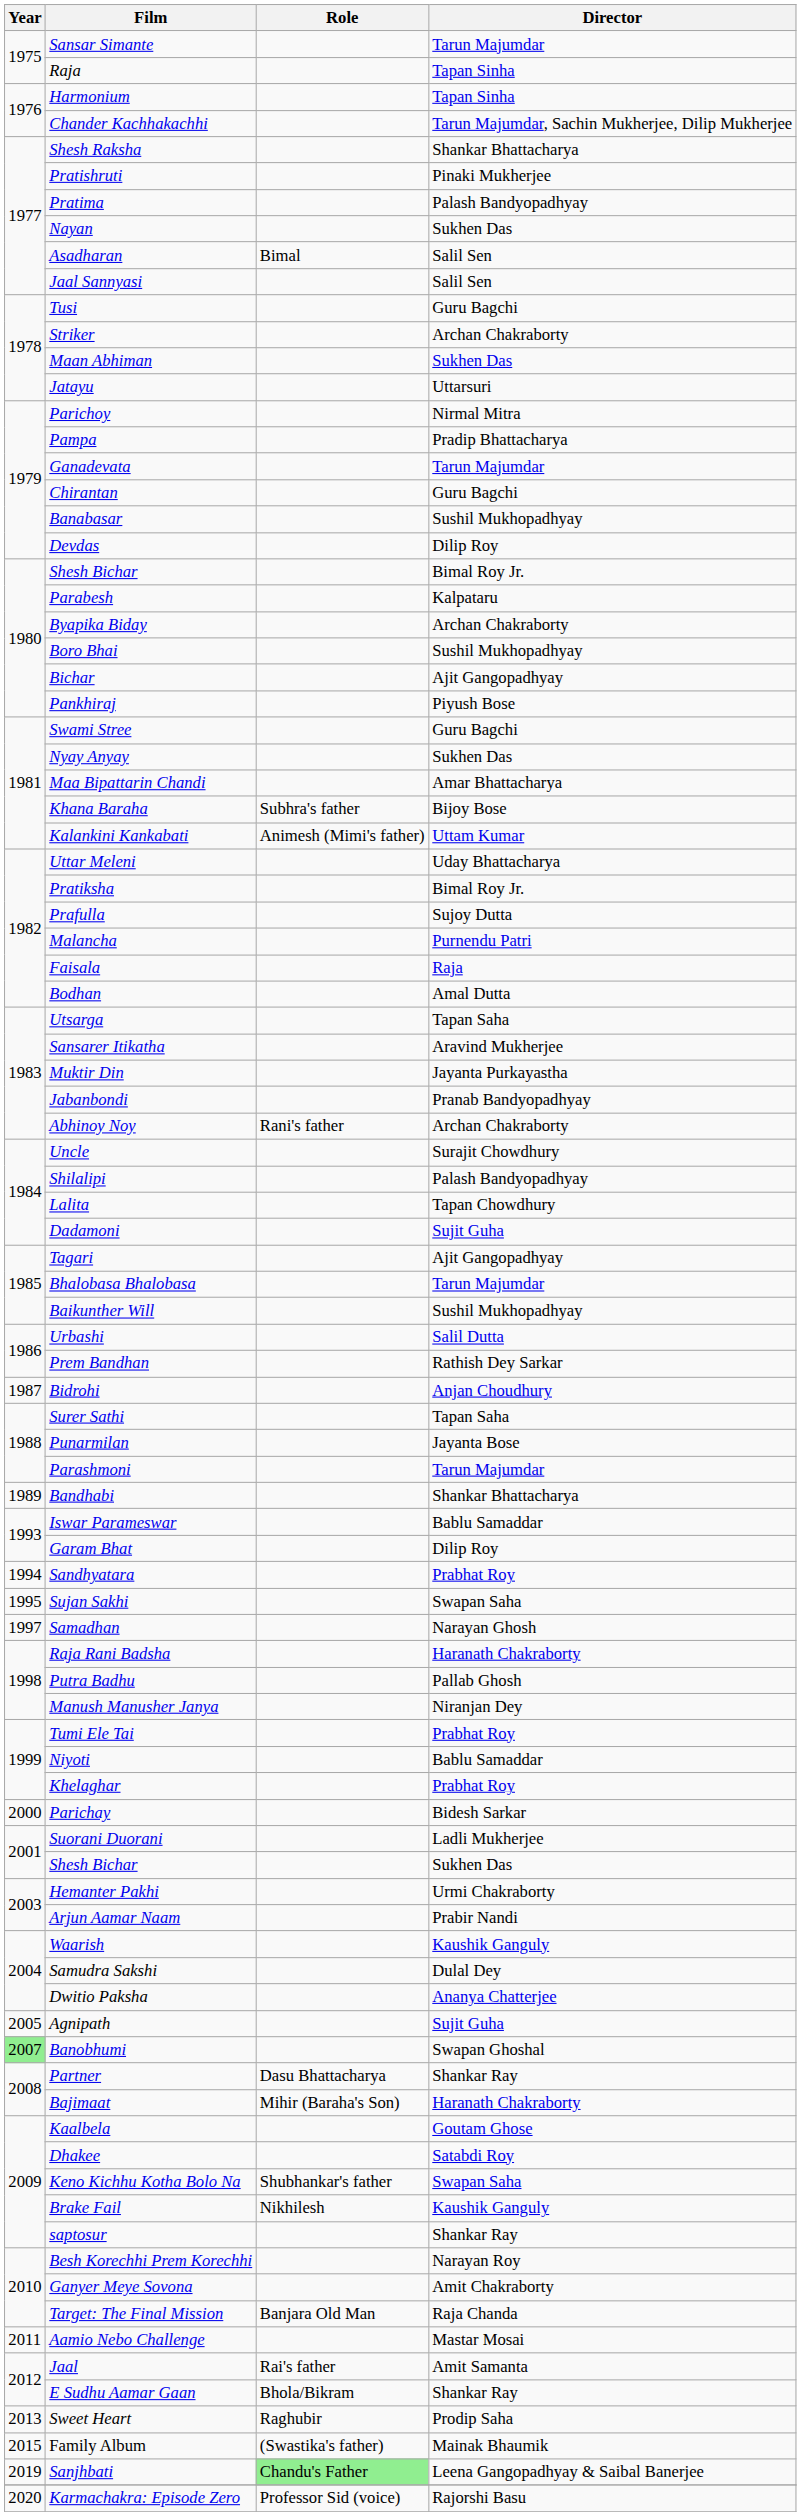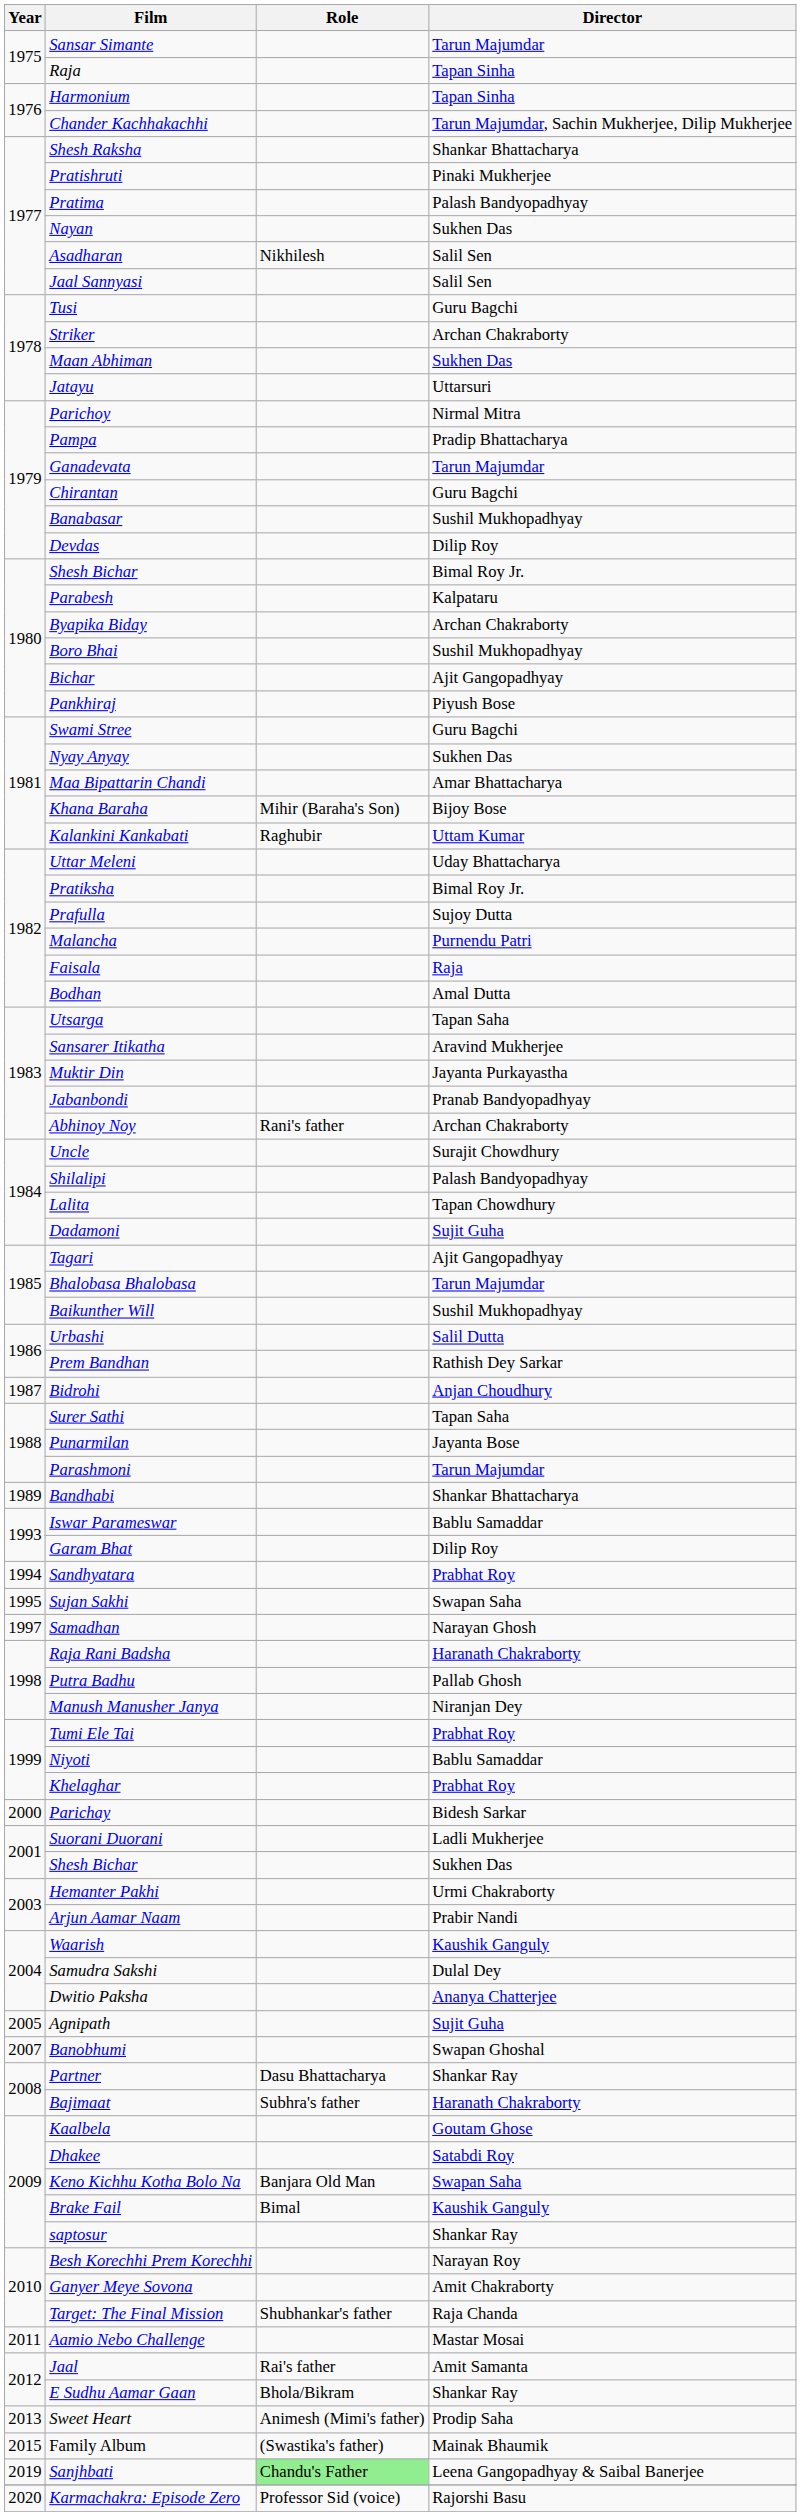(280, 255) Bimal -> (292, 255) Nikhilesh
(310, 809) Subhra's father -> (330, 809) Mihir (Baraha's Son)
(342, 835) Animesh (Mimi's father) -> (291, 835) Raghubir
(25, 2049) lightgreen background -> (25, 2049) no background
(330, 2102) Mihir (Baraha's Son) -> (310, 2102) Subhra's father
(326, 2181) Shubhankar's father -> (318, 2181) Banjara Old Man
(292, 2208) Nikhilesh -> (280, 2208) Bimal
(318, 2313) Banjara Old Man -> (326, 2313) Shubhankar's father
(291, 2419) Raghubir -> (342, 2419) Animesh (Mimi's father)
